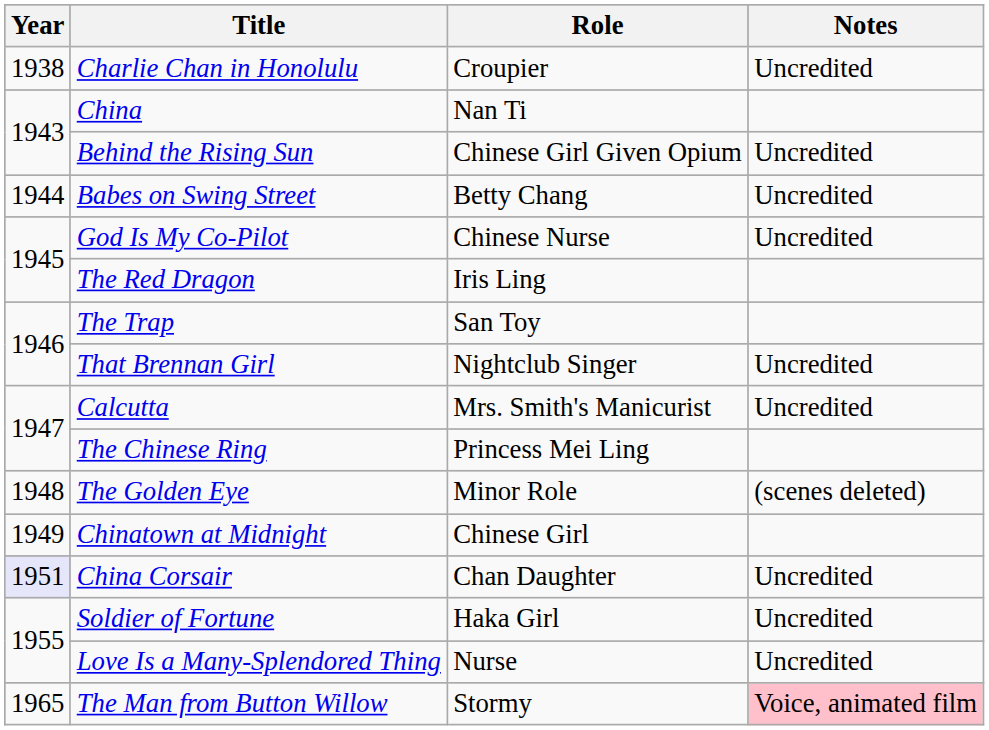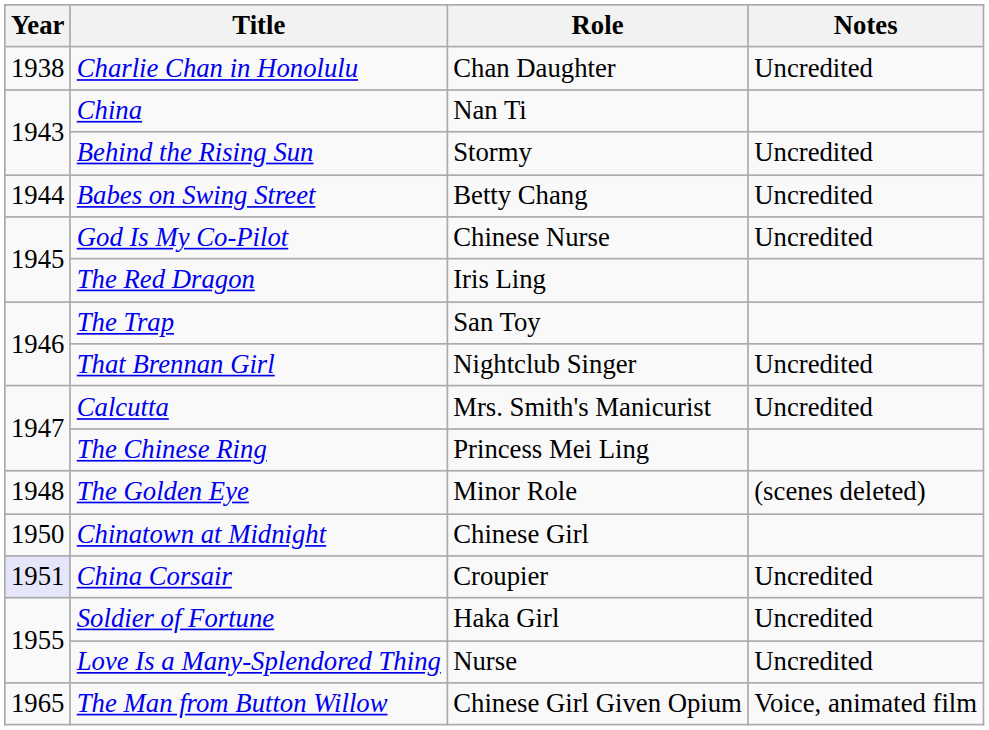(501, 68) Croupier -> (534, 68) Chan Daughter
(598, 152) Chinese Girl Given Opium -> (493, 152) Stormy
(38, 534) 1949 -> (38, 534) 1950
(534, 576) Chan Daughter -> (501, 576) Croupier
(493, 703) Stormy -> (598, 703) Chinese Girl Given Opium
(866, 703) pink background -> (866, 703) no background
